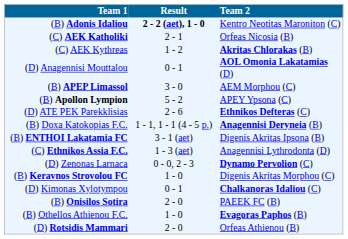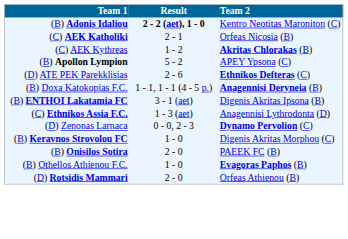- row: (76, 68)
- row: (88, 86)
- row: (76, 189)
